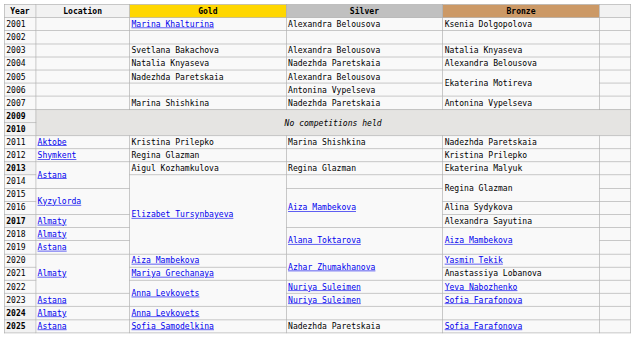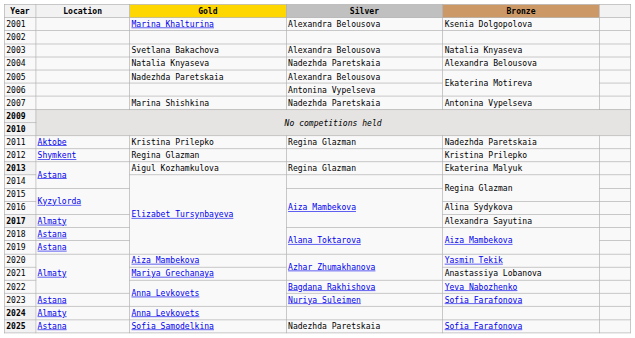(327, 142) Marina Shishkina -> (322, 142) Regina Glazman
(52, 234) Almaty -> (52, 234) Astana
(324, 287) Nuriya Suleimen -> (332, 287) Bagdana Rakhishova
